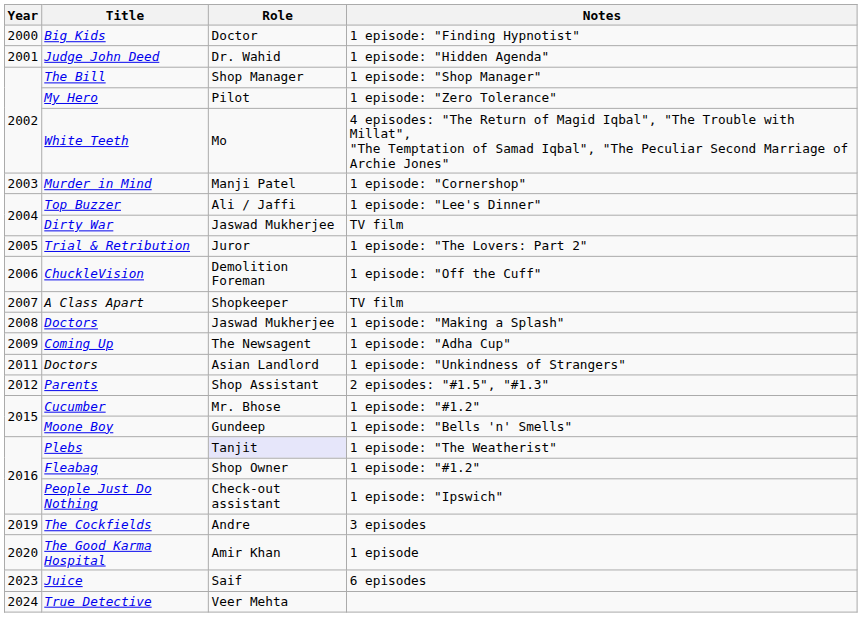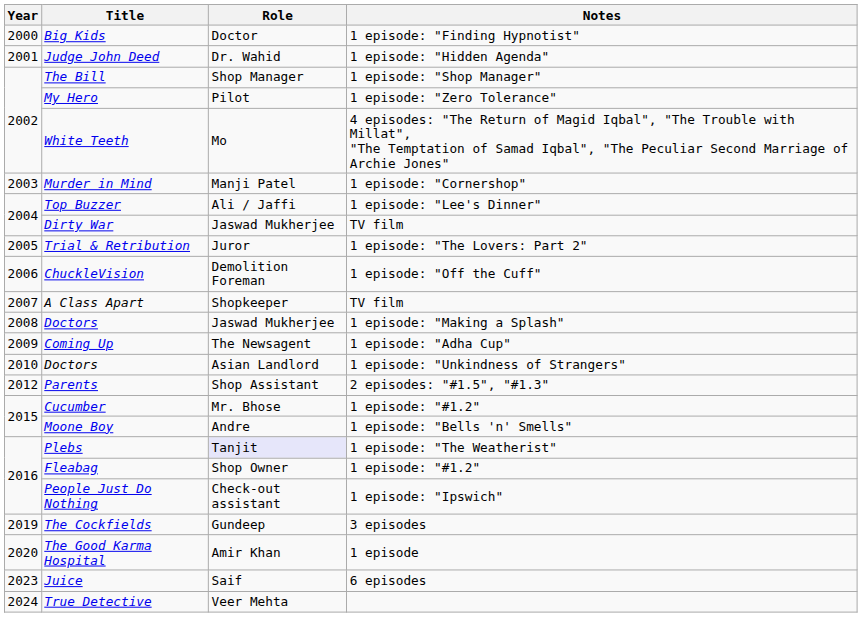(23, 364) 2011 -> (23, 364) 2010
(238, 427) Gundeep -> (231, 427) Andre
(231, 524) Andre -> (238, 524) Gundeep
